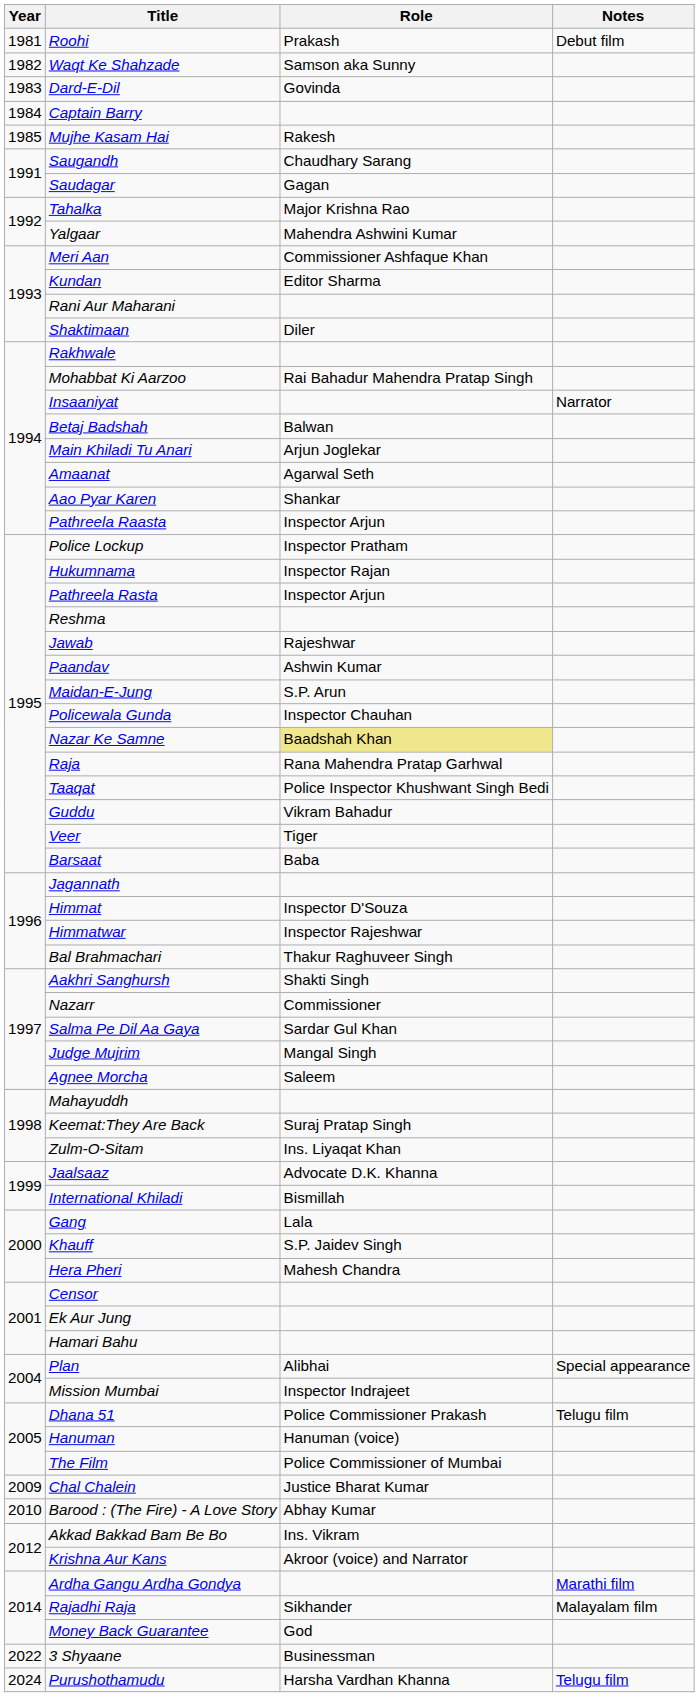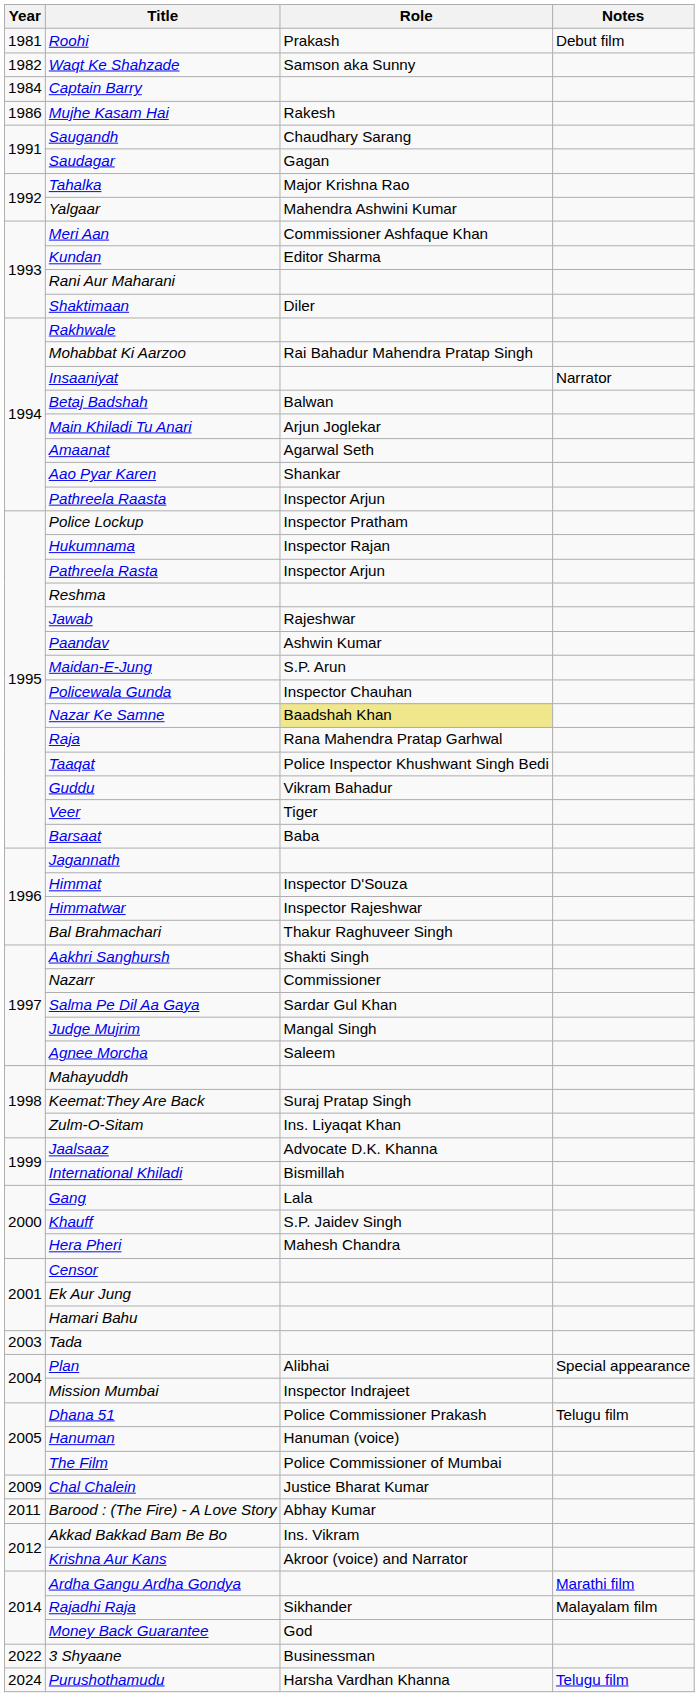- row: (84, 88)
(25, 137) 1985 -> (25, 112) 1986
+ row: (65, 1342)
(25, 1511) 2010 -> (24, 1511) 2011
